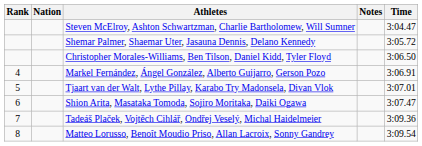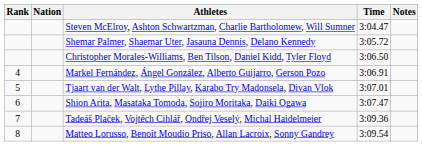columns swapped: (401, 12) <-> (371, 12)
